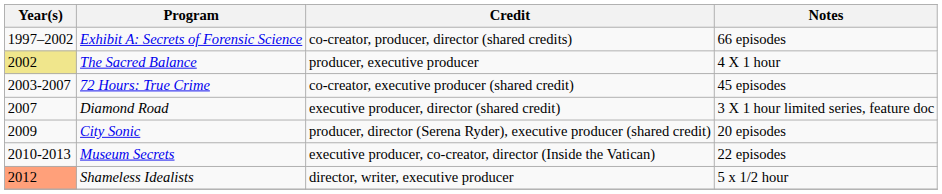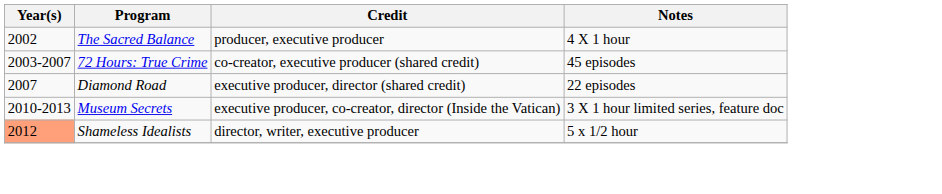- row: (191, 39)
(22, 62) khaki background -> (22, 39) no background
(826, 108) 3 X 1 hour limited series, feature doc -> (601, 85) 22 episodes
- row: (110, 131)
(752, 154) 22 episodes -> (675, 108) 3 X 1 hour limited series, feature doc
